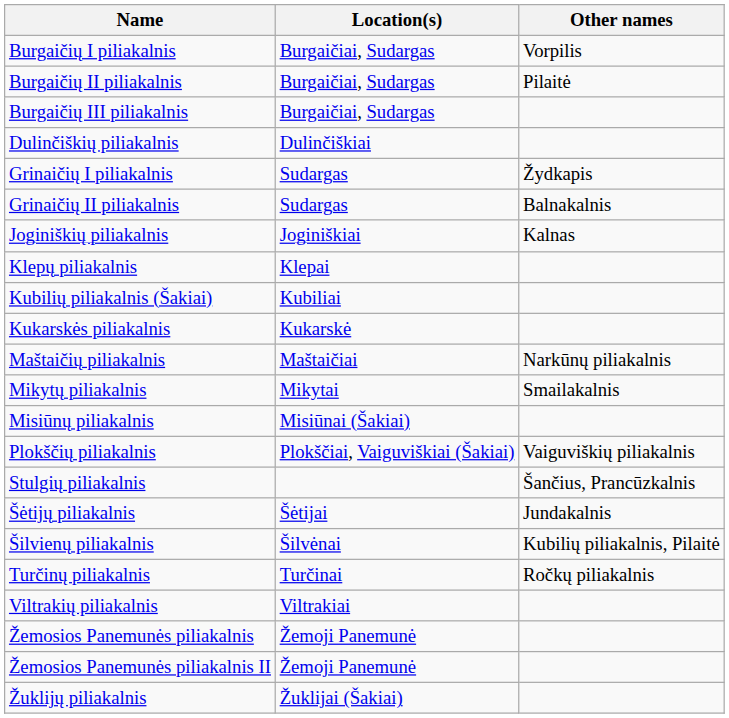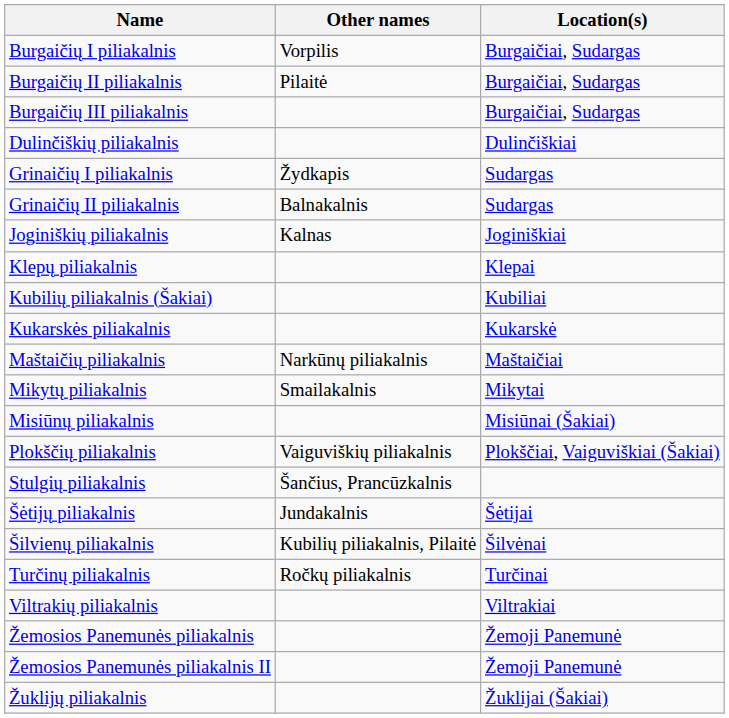columns swapped: (621, 20) <-> (397, 20)
